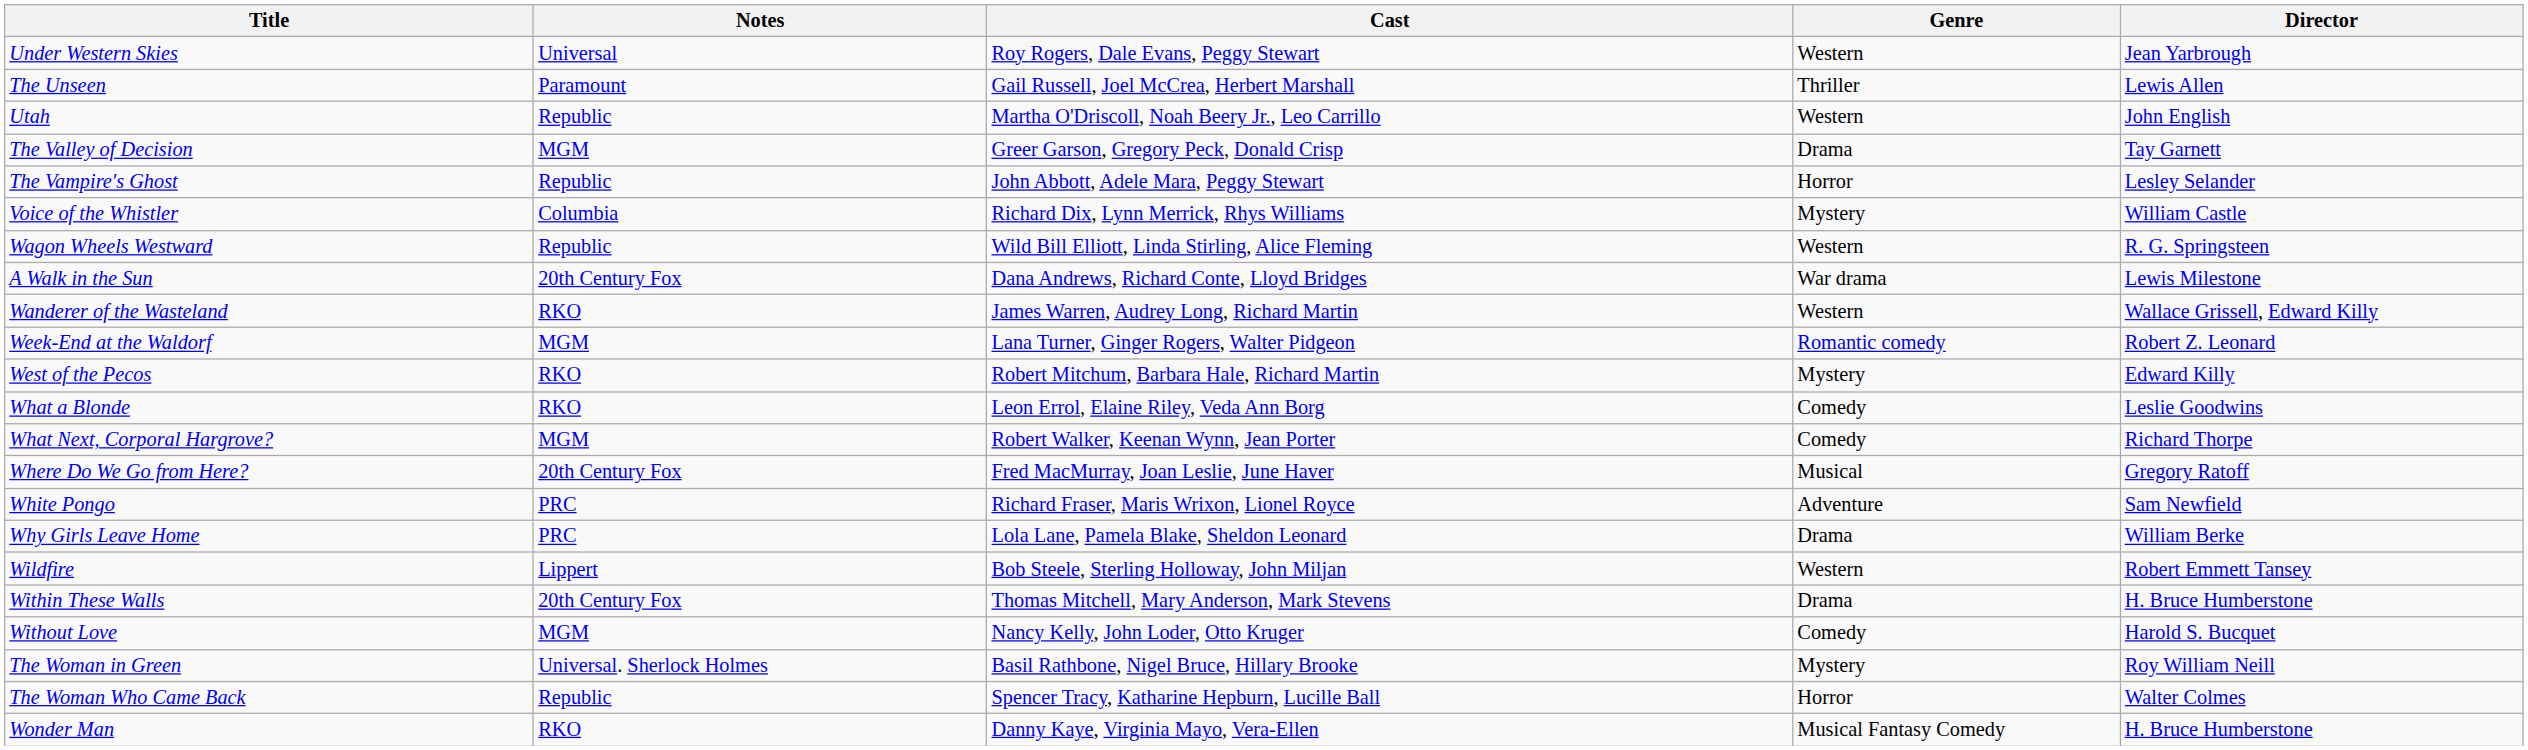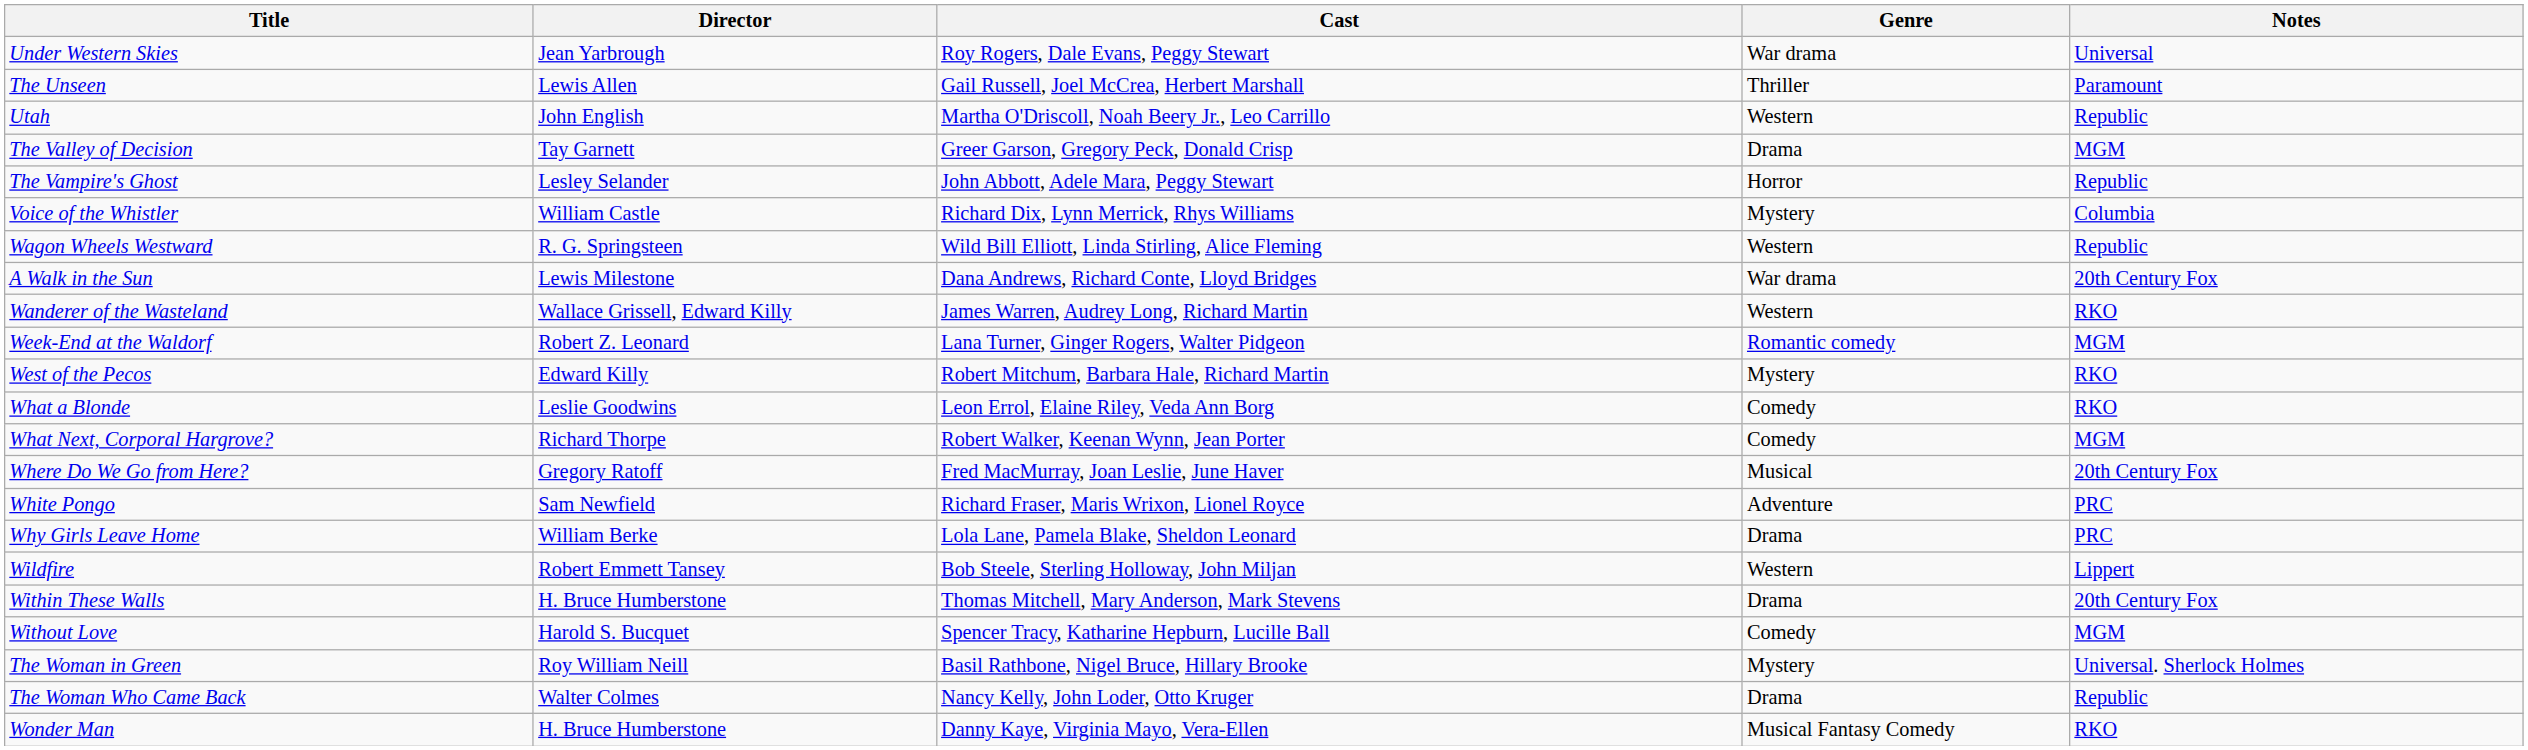columns swapped: (2322, 20) <-> (760, 20)
(1830, 52) Western -> (1792, 52) War drama
(1148, 632) Nancy Kelly, John Loder, Otto Kruger -> (1135, 632) Spencer Tracy, Katharine Hepburn, Lucille Ball
(1186, 697) Spencer Tracy, Katharine Hepburn, Lucille Ball -> (1097, 697) Nancy Kelly, John Loder, Otto Kruger
(1825, 697) Horror -> (1775, 697) Drama
